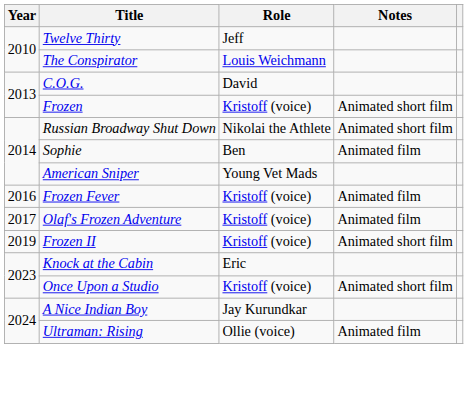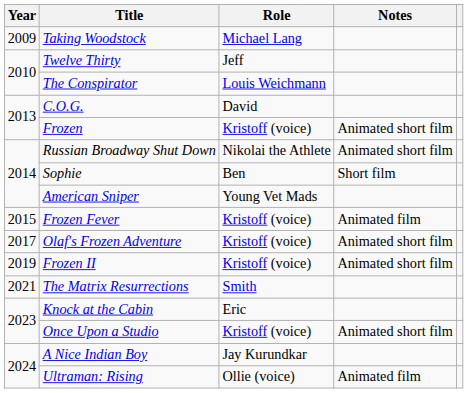+ row: (94, 38)
(379, 151) Animated film -> (366, 173) Short film
(22, 196) 2016 -> (22, 219) 2015
(379, 219) Animated film -> (395, 241) Animated short film
+ row: (116, 286)
